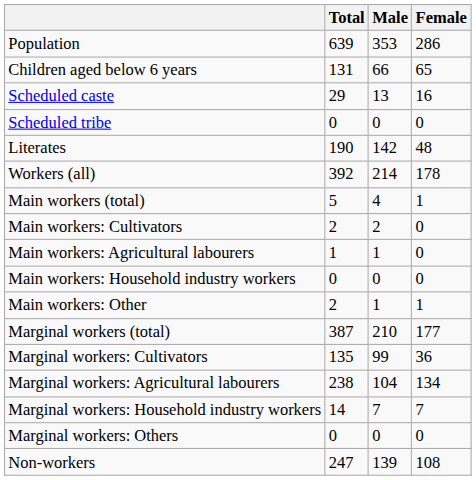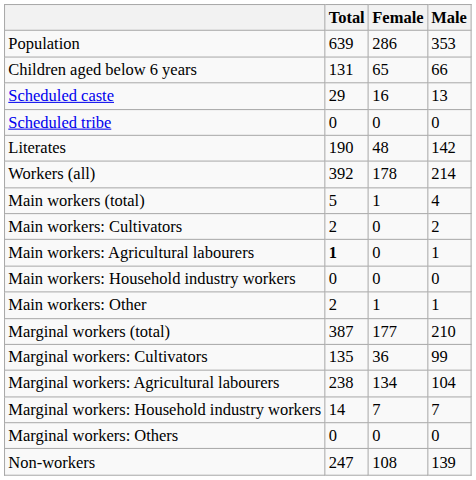columns swapped: (390, 17) <-> (441, 17)
(333, 252) normal -> (333, 252) bold
